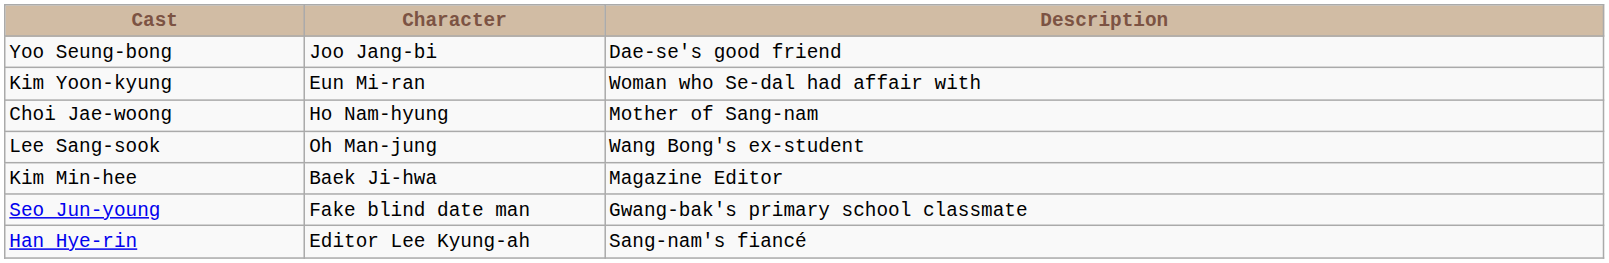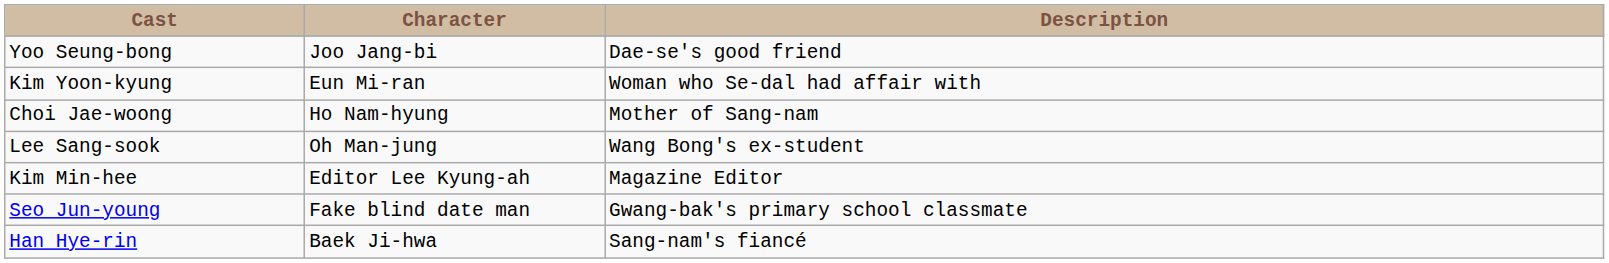(373, 178) Baek Ji-hwa -> (420, 178) Editor Lee Kyung-ah
(420, 242) Editor Lee Kyung-ah -> (373, 242) Baek Ji-hwa
